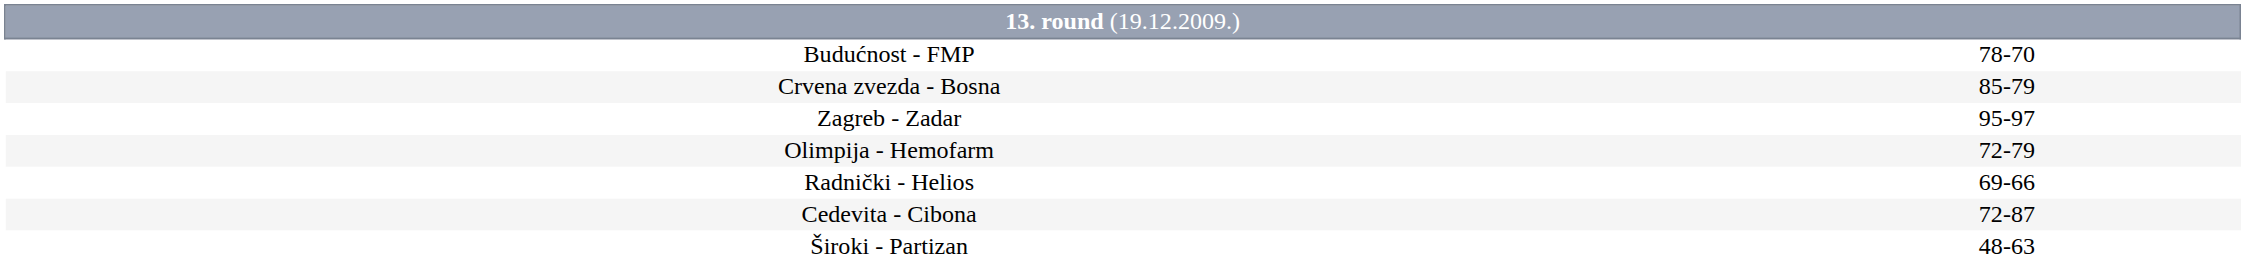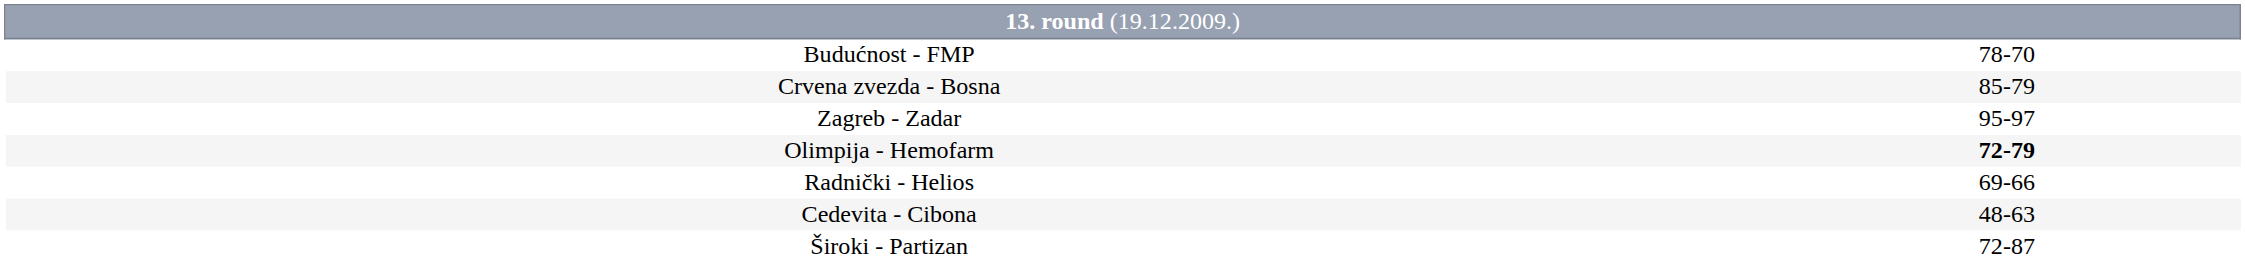(2007, 150) normal -> (2007, 150) bold
(2007, 214) 72-87 -> (2007, 214) 48-63
(2007, 246) 48-63 -> (2007, 246) 72-87
